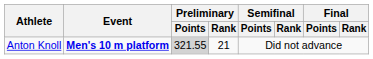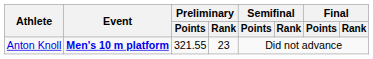(190, 46) lightgrey background -> (190, 46) no background
(224, 46) 21 -> (224, 46) 23
